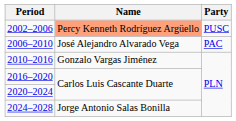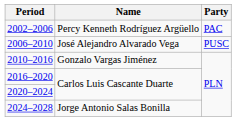(128, 28) lightsalmon background -> (128, 28) no background
(216, 28) PUSC -> (213, 28) PAC
(213, 44) PAC -> (216, 44) PUSC
